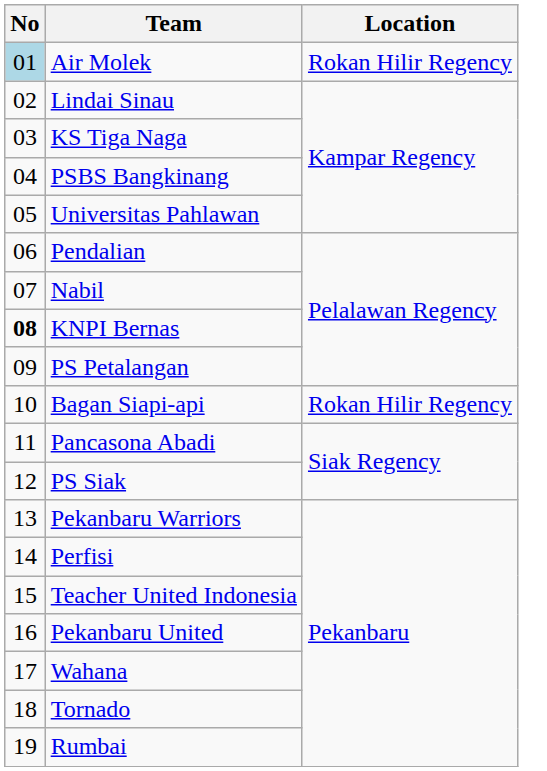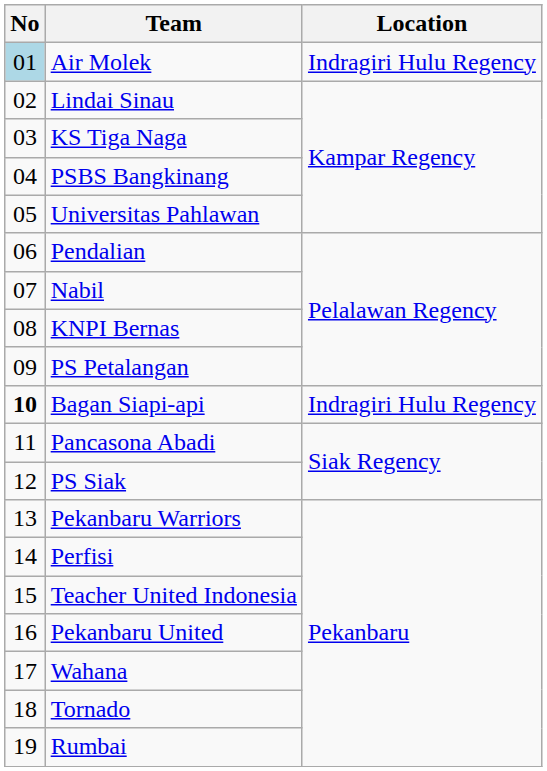(410, 61) Rokan Hilir Regency -> (422, 61) Indragiri Hulu Regency
(25, 328) bold -> (25, 328) normal
(25, 404) normal -> (25, 404) bold
(410, 404) Rokan Hilir Regency -> (422, 404) Indragiri Hulu Regency
